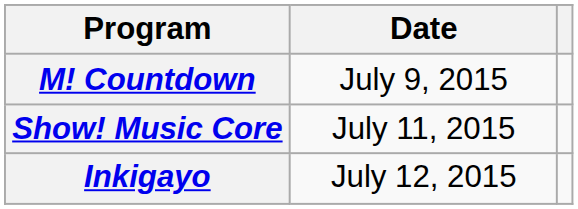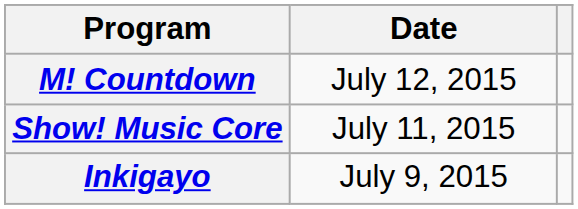(424, 78) July 9, 2015 -> (424, 78) July 12, 2015
(424, 177) July 12, 2015 -> (424, 177) July 9, 2015
